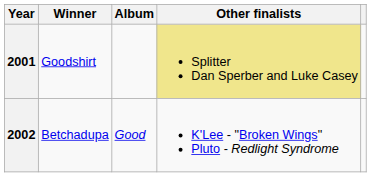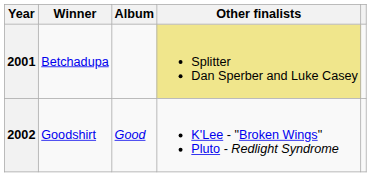(69, 61) Goodshirt -> (75, 61) Betchadupa
(75, 135) Betchadupa -> (69, 135) Goodshirt
